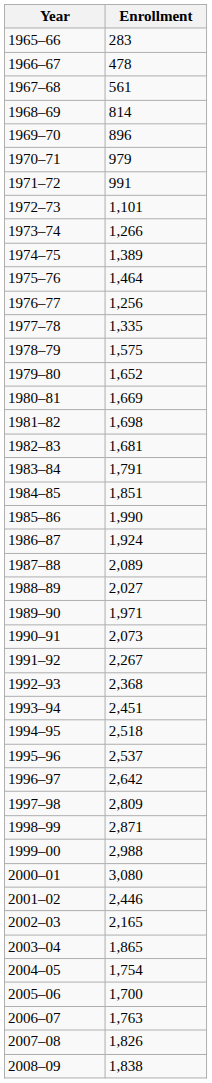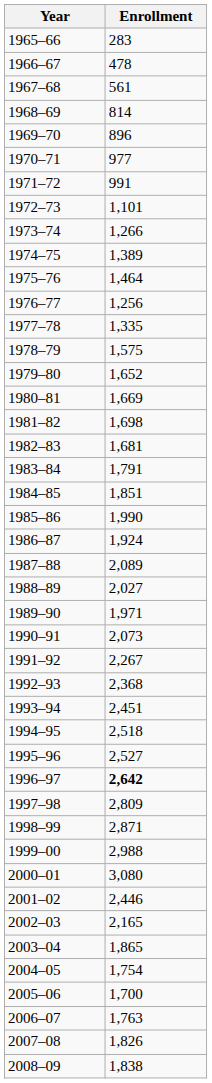(120, 159) 979 -> (120, 159) 977
(126, 755) 2,537 -> (126, 755) 2,527
(126, 779) normal -> (126, 779) bold
